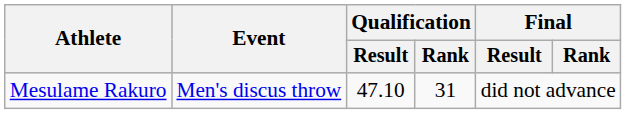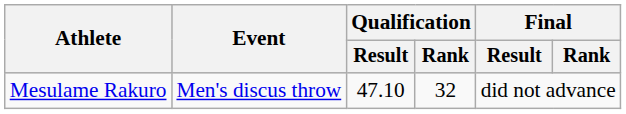(445, 90) 31 -> (445, 90) 32
